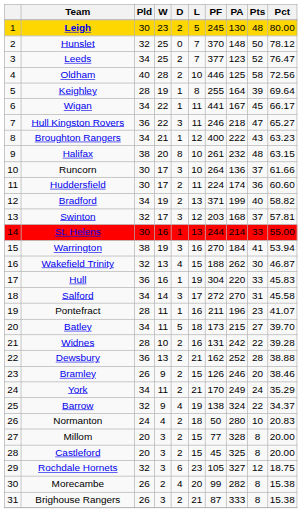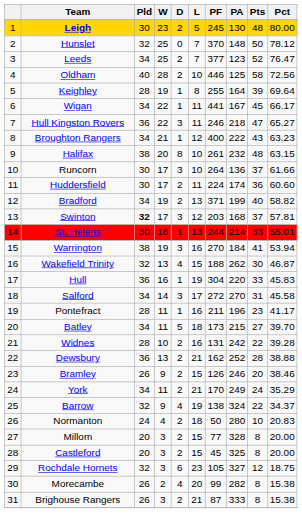(144, 216) normal -> (144, 216) bold
(282, 232) 55.00 -> (282, 232) 55.01
(282, 311) 41.07 -> (282, 311) 41.17
